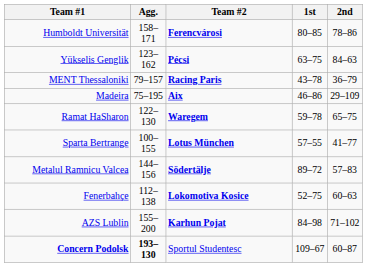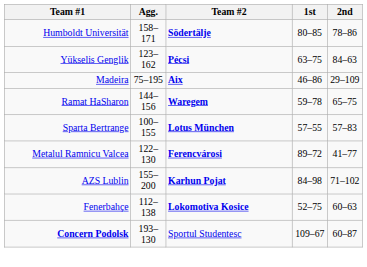(195, 33) Ferencvárosi -> (189, 33) Södertälje
- row: (89, 80)
(148, 117) 122–130 -> (148, 101) 144–156
(345, 143) 41–77 -> (345, 128) 57–83
(148, 170) 144–156 -> (148, 154) 122–130
(189, 170) Södertälje -> (195, 154) Ferencvárosi
(345, 170) 57–83 -> (345, 154) 41–77
rows swapped: (105, 222) <-> (106, 196)
(148, 249) bold -> (148, 233) normal
